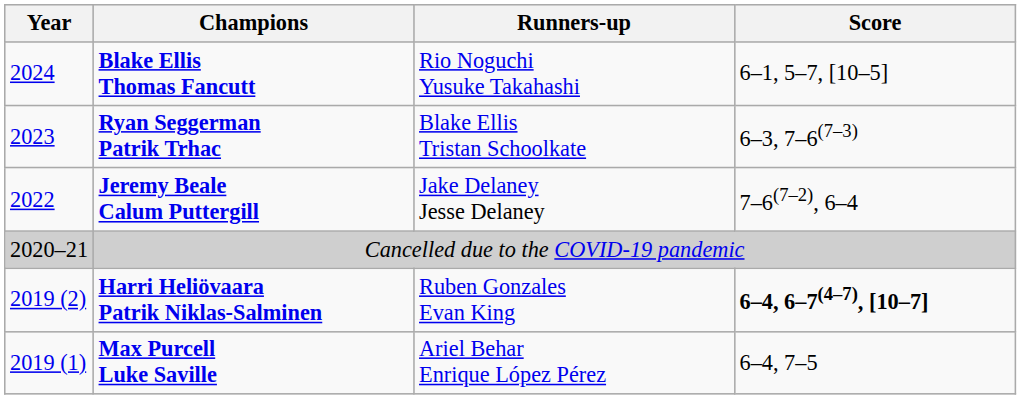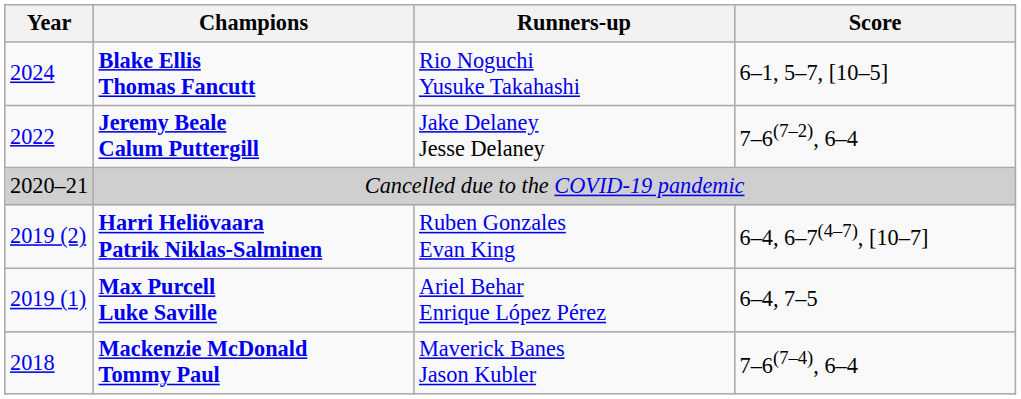- row: (180, 136)
(834, 299) bold -> (834, 236) normal
+ row: (203, 362)
